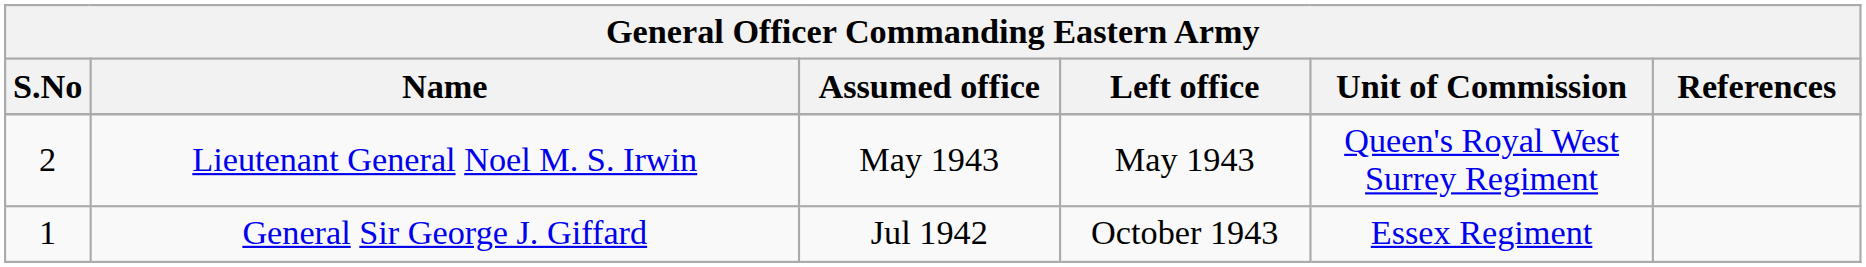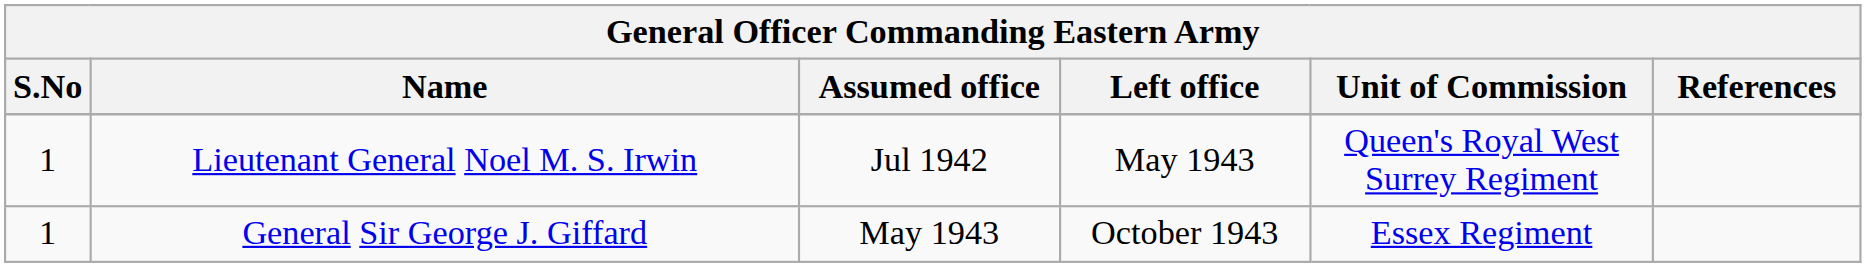(48, 159) 2 -> (48, 159) 1
(929, 159) May 1943 -> (929, 159) Jul 1942
(929, 233) Jul 1942 -> (929, 233) May 1943
